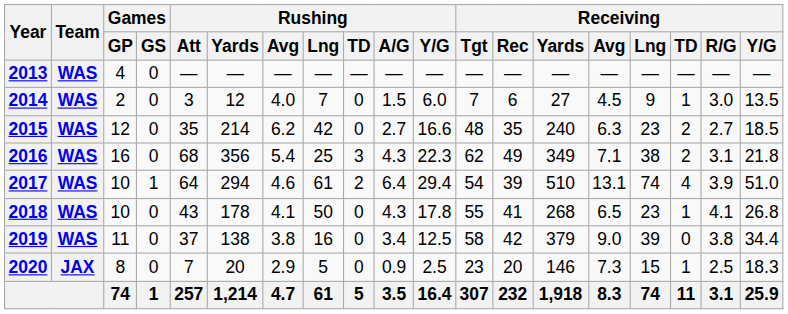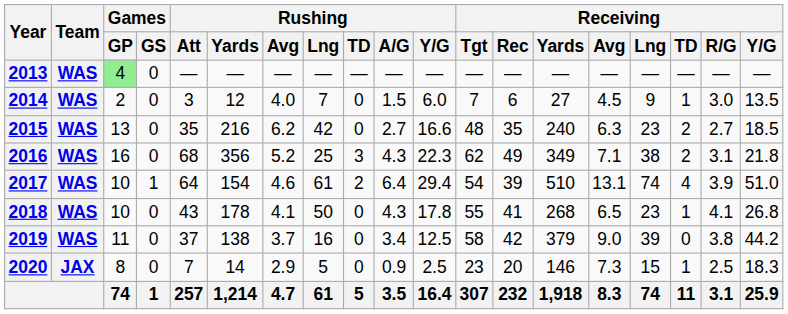(120, 73) no background -> (120, 73) lightgreen background
(120, 128) 12 -> (120, 128) 13
(235, 128) 214 -> (235, 128) 216
(283, 156) 5.4 -> (283, 156) 5.2
(235, 184) 294 -> (235, 184) 154
(283, 239) 3.8 -> (283, 239) 3.7
(762, 239) 34.4 -> (762, 239) 44.2
(235, 267) 20 -> (235, 267) 14
